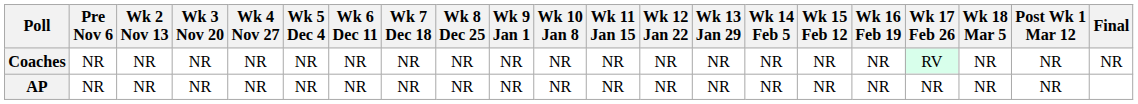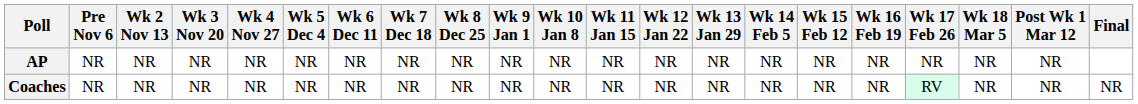rows swapped: (37, 86) <-> (37, 61)
